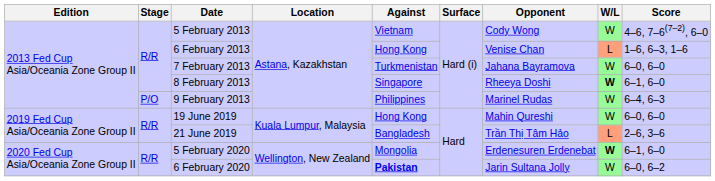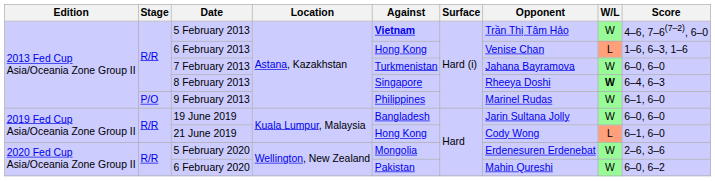(394, 30) normal -> (395, 30) bold
(512, 30) Cody Wong -> (527, 30) Trần Thị Tâm Hảo
(645, 82) 6–1, 6–0 -> (645, 82) 6–4, 6–3
(645, 99) 6–4, 6–3 -> (645, 99) 6–1, 6–0
(401, 116) Hong Kong -> (402, 116) Bangladesh
(519, 116) Mahin Qureshi -> (527, 116) Jarin Sultana Jolly
(402, 133) Bangladesh -> (401, 133) Hong Kong
(527, 133) Trần Thị Tâm Hảo -> (512, 133) Cody Wong
(645, 133) 2–6, 3–6 -> (645, 133) 6–1, 6–0
(610, 150) bold -> (610, 150) normal
(645, 150) 6–1, 6–0 -> (645, 150) 2–6, 3–6
(396, 167) bold -> (395, 167) normal
(527, 167) Jarin Sultana Jolly -> (519, 167) Mahin Qureshi
